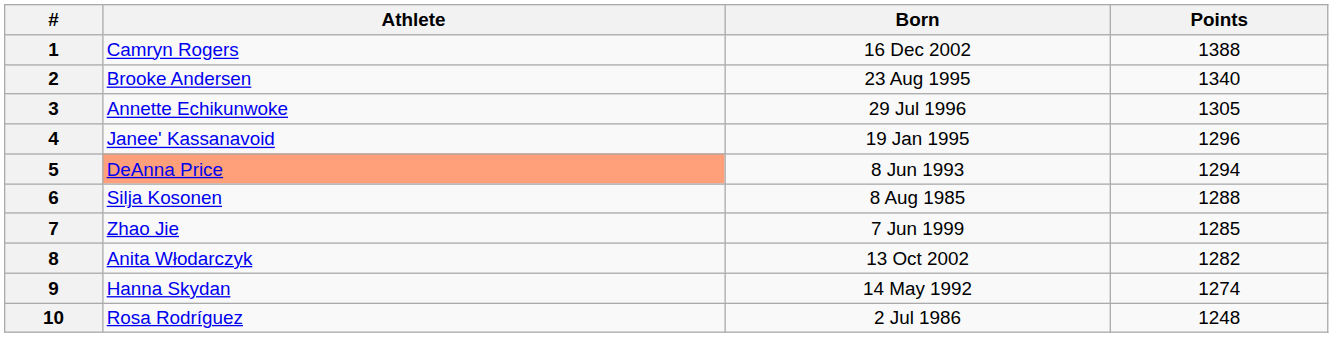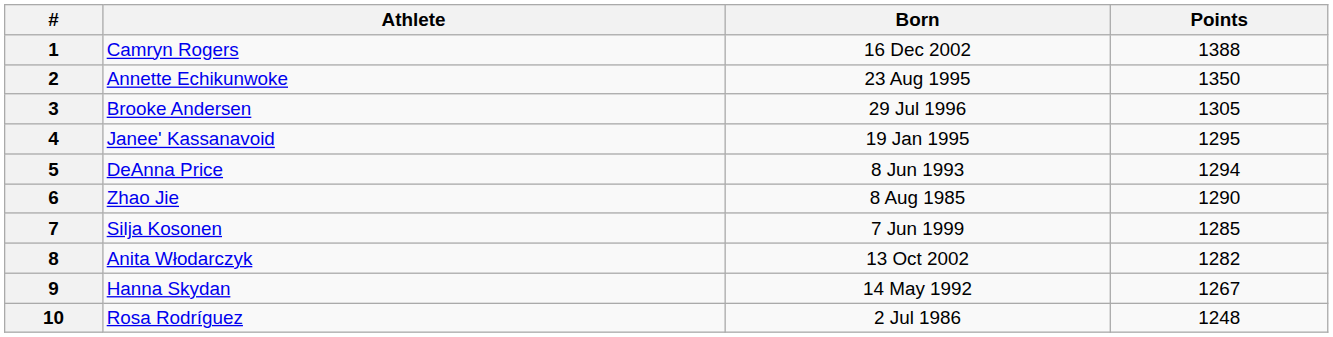(179, 80) Brooke Andersen -> (197, 80) Annette Echikunwoke
(1219, 80) 1340 -> (1219, 80) 1350
(197, 109) Annette Echikunwoke -> (179, 109) Brooke Andersen
(1219, 139) 1296 -> (1219, 139) 1295
(165, 169) lightsalmon background -> (165, 169) no background
(164, 199) Silja Kosonen -> (143, 199) Zhao Jie
(1219, 199) 1288 -> (1219, 199) 1290
(143, 229) Zhao Jie -> (164, 229) Silja Kosonen
(1219, 288) 1274 -> (1219, 288) 1267
